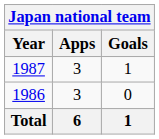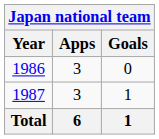rows swapped: (29, 95) <-> (29, 69)
